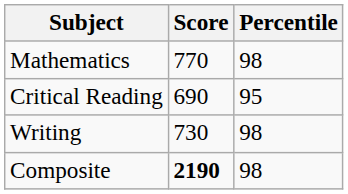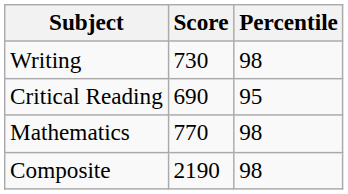rows swapped: (70, 59) <-> (46, 133)
(197, 170) bold -> (197, 170) normal
